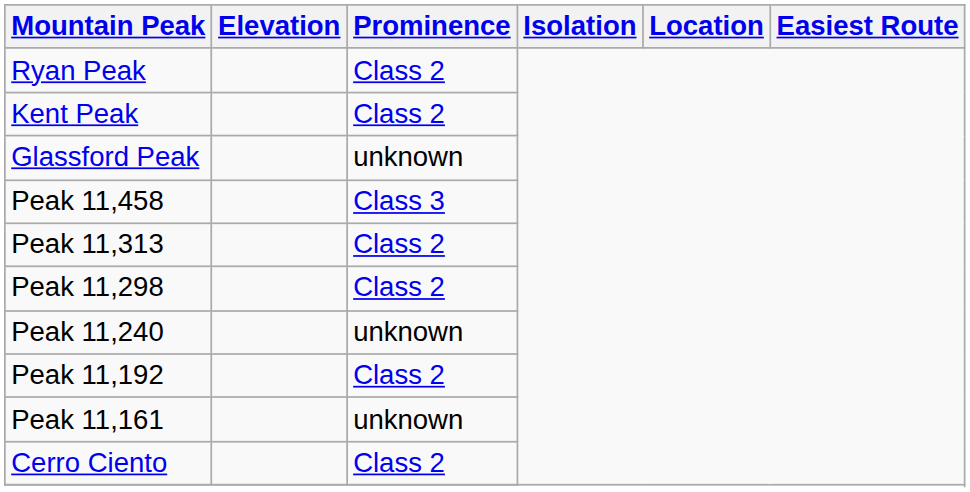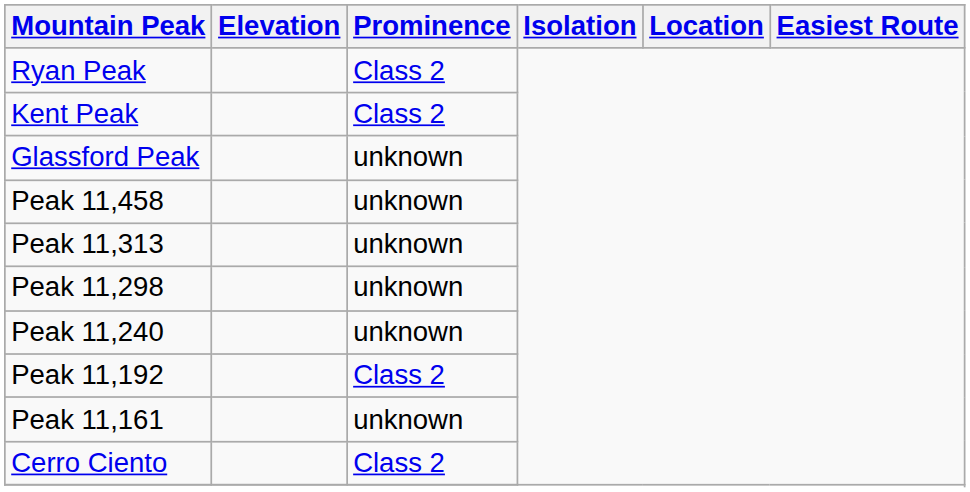(399, 200) Class 3 -> (408, 200) unknown
(399, 244) Class 2 -> (408, 244) unknown
(399, 288) Class 2 -> (408, 288) unknown
